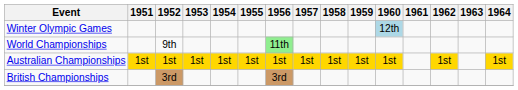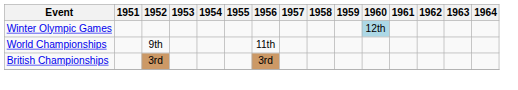(279, 45) lightgreen background -> (266, 45) no background
- row: (66, 61)
